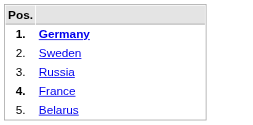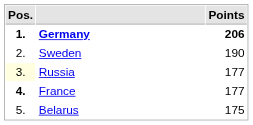+ column: (227, 15)
(21, 72) no background -> (21, 72) lightyellow background
